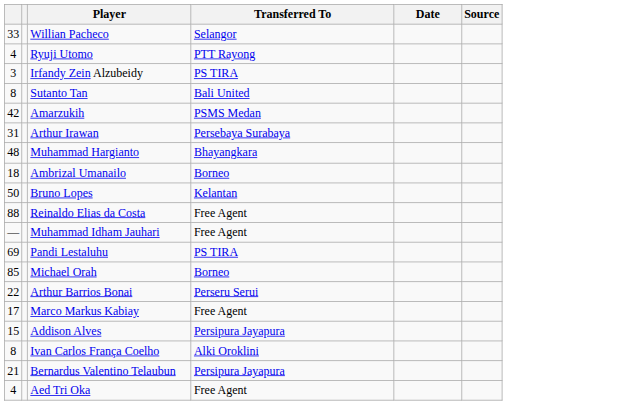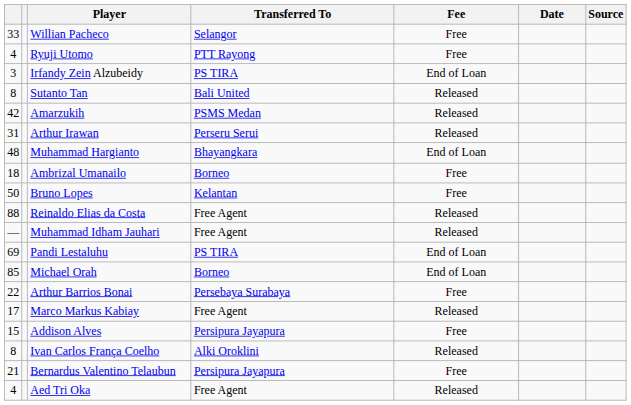+ column: (456, 14)
(242, 133) Persebaya Surabaya -> (226, 133) Perseru Serui
(226, 291) Perseru Serui -> (242, 291) Persebaya Surabaya
